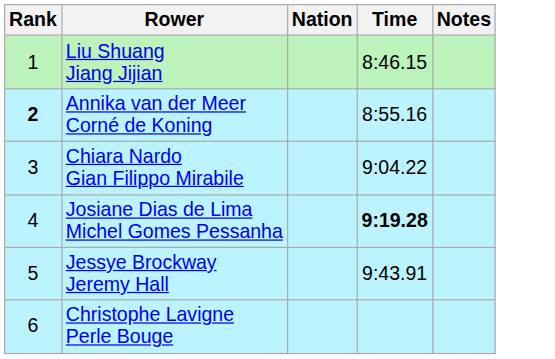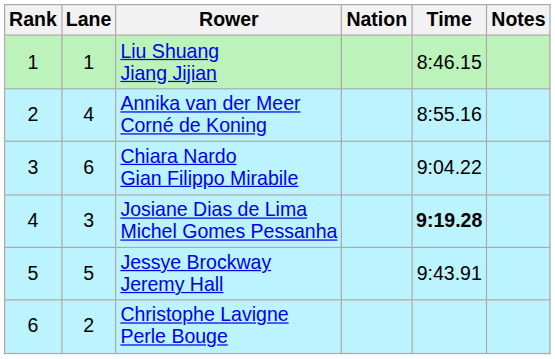+ column: (89, 19)
(33, 114) bold -> (33, 114) normal
